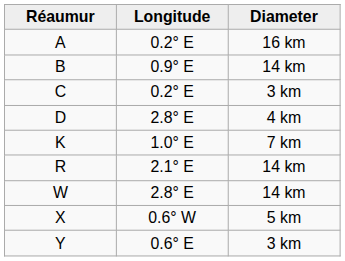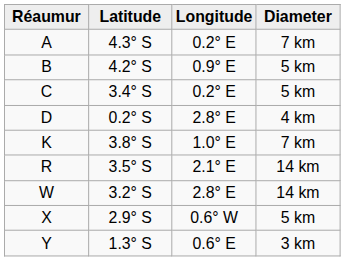+ column: (130, 17)
(284, 42) 16 km -> (298, 42) 7 km
(284, 67) 14 km -> (298, 67) 5 km
(284, 92) 3 km -> (298, 92) 5 km
